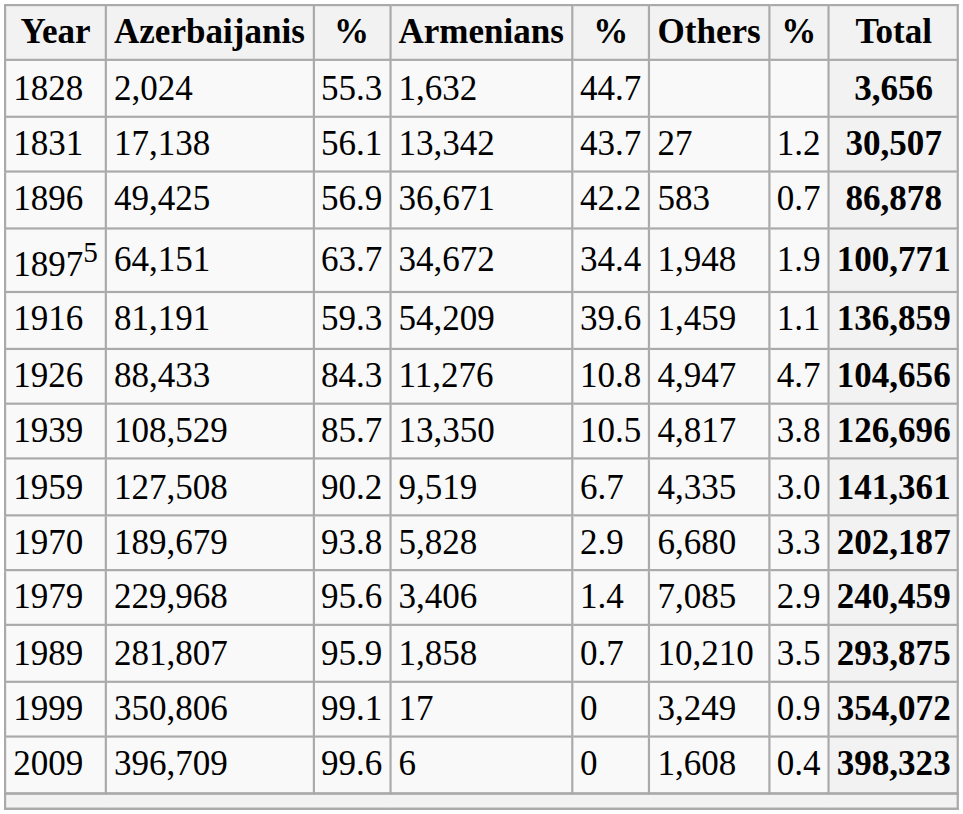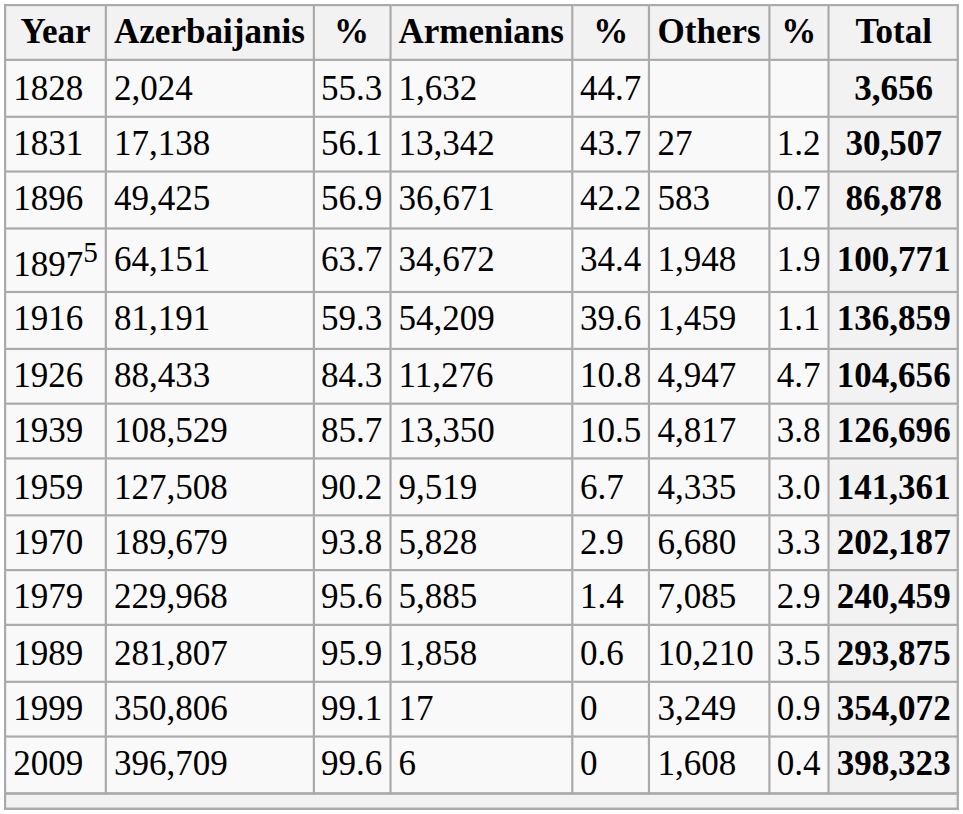(438, 597) 3,406 -> (438, 597) 5,885
(602, 653) 0.7 -> (602, 653) 0.6
